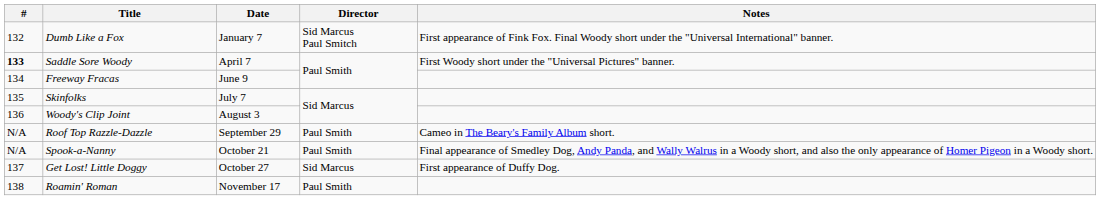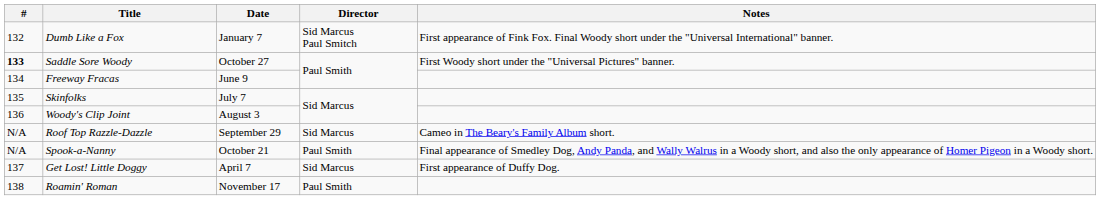(235, 61) April 7 -> (244, 61) October 27
(327, 132) Paul Smith -> (328, 132) Sid Marcus
(244, 168) October 27 -> (235, 168) April 7
